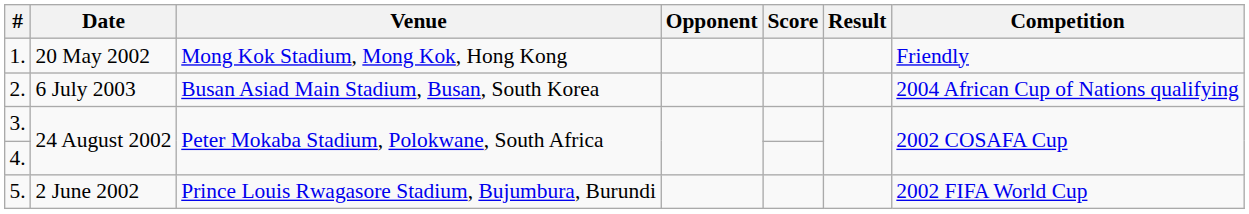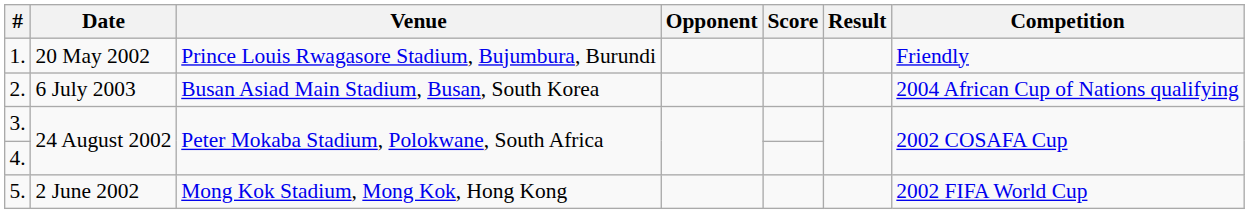(374, 55) Mong Kok Stadium, Mong Kok, Hong Kong -> (419, 55) Prince Louis Rwagasore Stadium, Bujumbura, Burundi
(419, 191) Prince Louis Rwagasore Stadium, Bujumbura, Burundi -> (374, 191) Mong Kok Stadium, Mong Kok, Hong Kong
